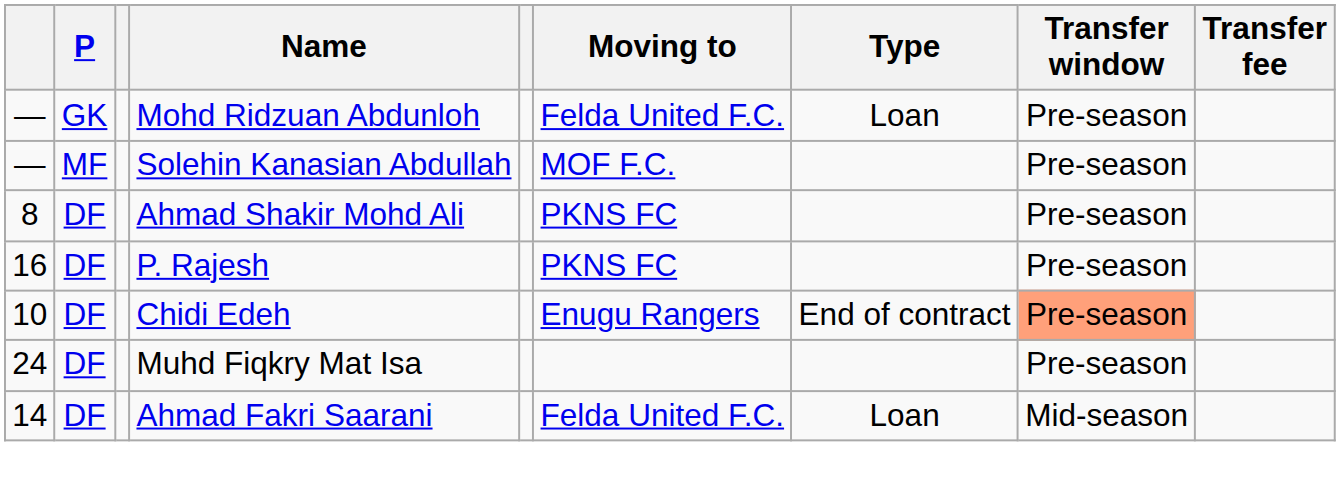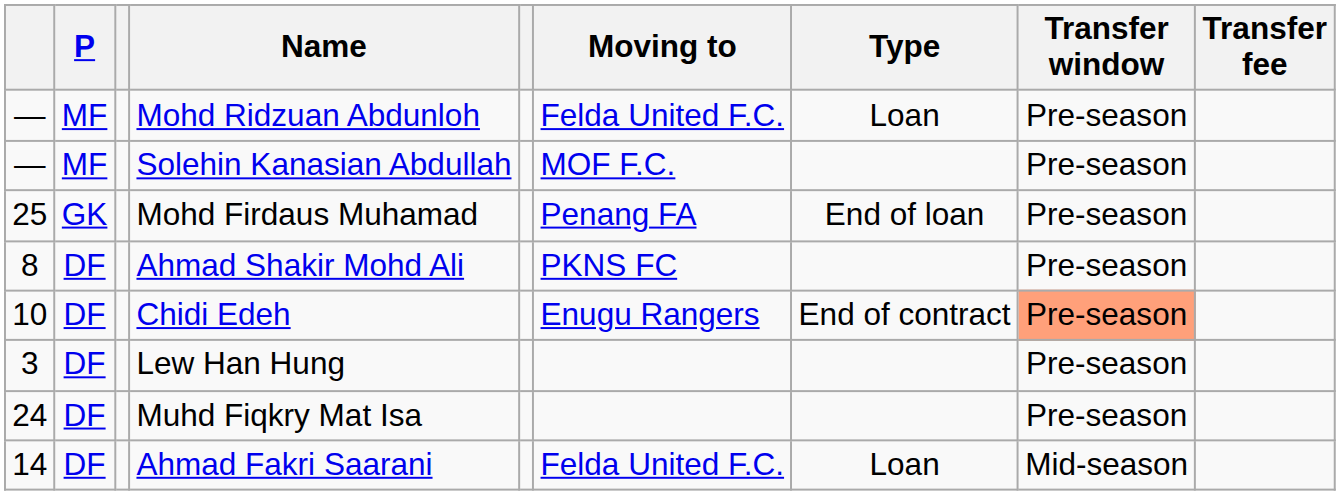(85, 114) GK -> (85, 114) MF
+ row: (307, 214)
- row: (203, 264)
+ row: (241, 364)
